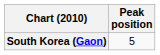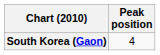(132, 41) 5 -> (132, 41) 4
